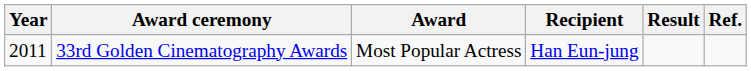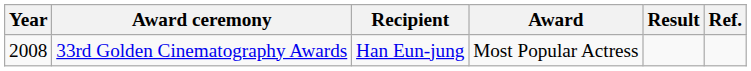columns swapped: (584, 19) <-> (439, 19)
(28, 50) 2011 -> (28, 50) 2008
